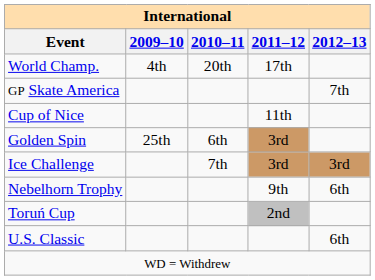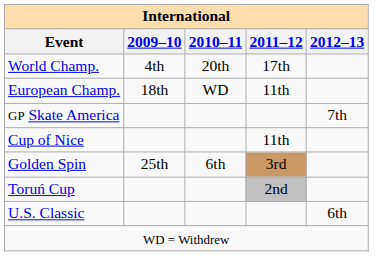+ row: (64, 90)
- row: (51, 164)
- row: (65, 189)
